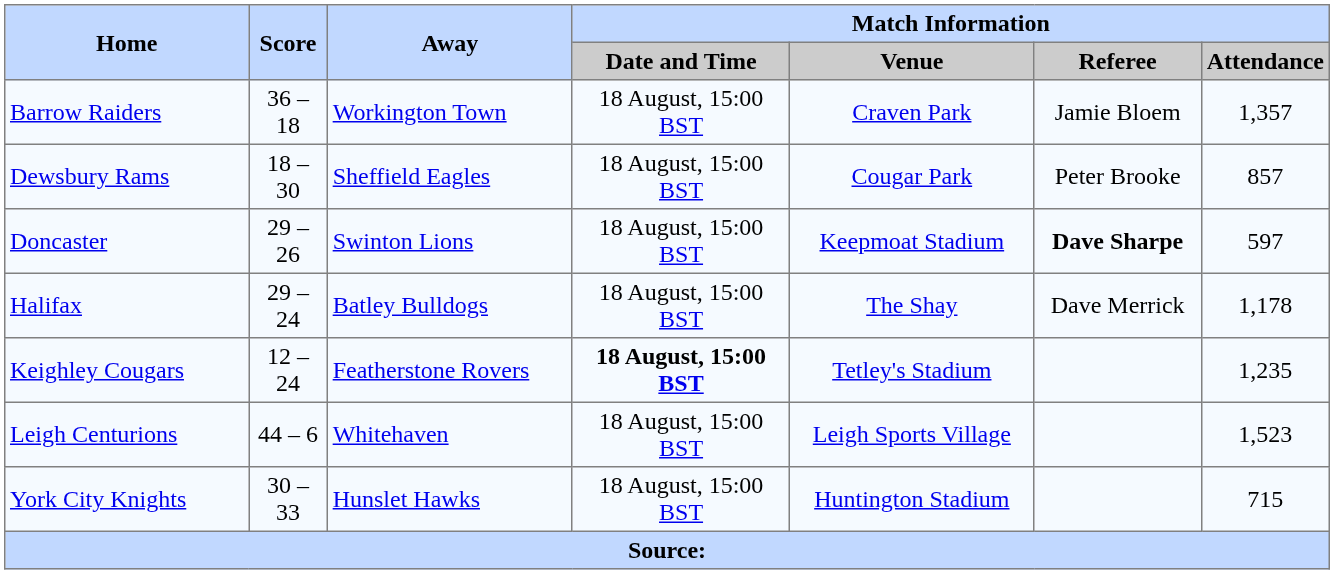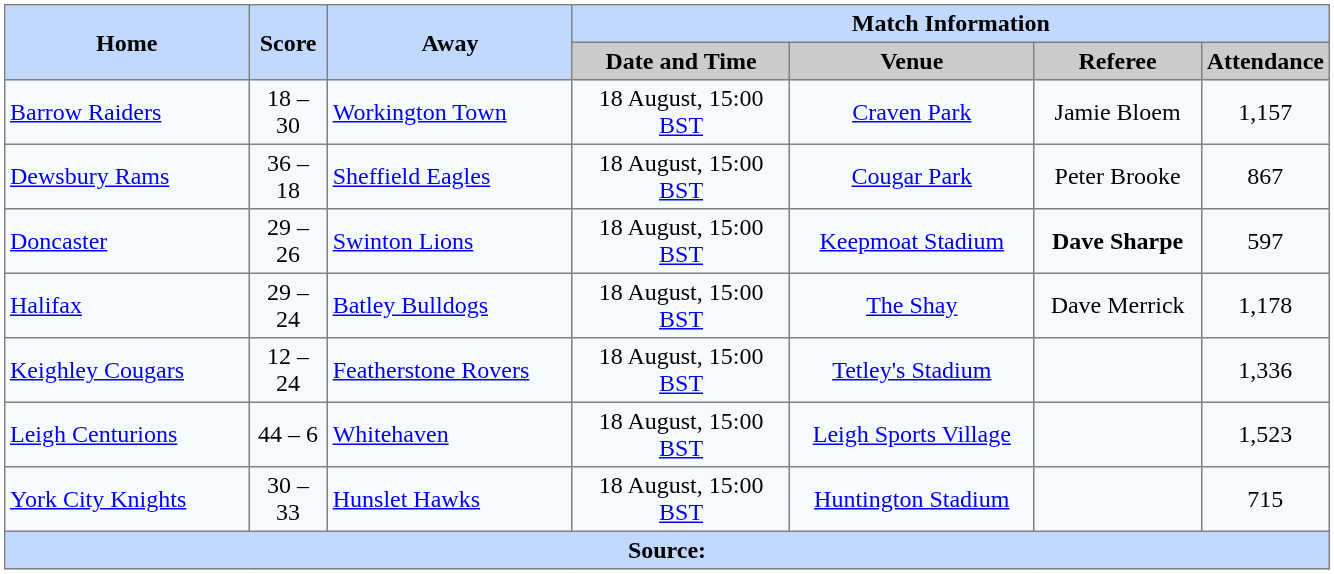(288, 111) 36 – 18 -> (288, 111) 18 – 30
(1265, 111) 1,357 -> (1265, 111) 1,157
(288, 176) 18 – 30 -> (288, 176) 36 – 18
(1265, 176) 857 -> (1265, 176) 867
(681, 369) bold -> (681, 369) normal
(1265, 369) 1,235 -> (1265, 369) 1,336
